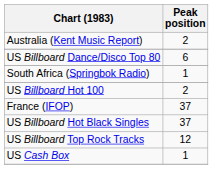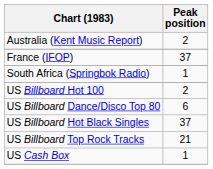rows swapped: (40, 106) <-> (84, 57)
(185, 139) 12 -> (185, 139) 21
